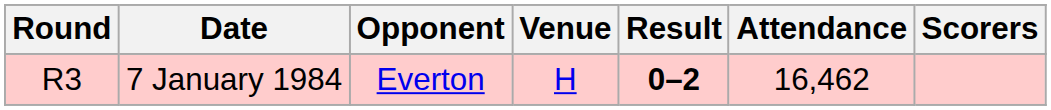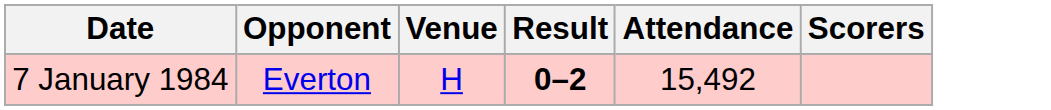- column: (62, 29)
(822, 79) 16,462 -> (708, 79) 15,492
